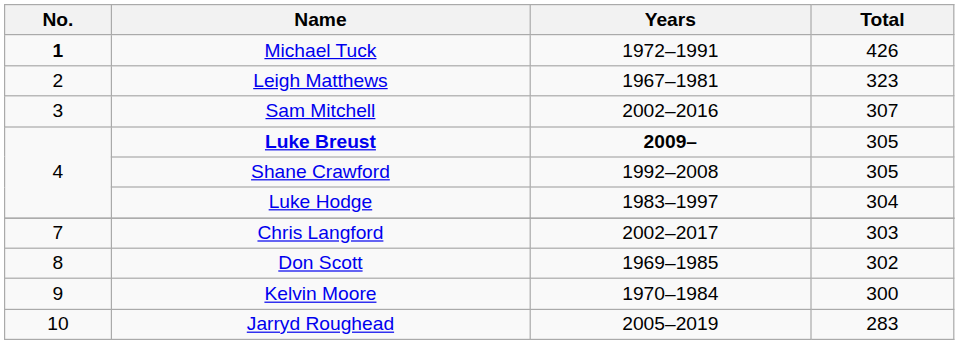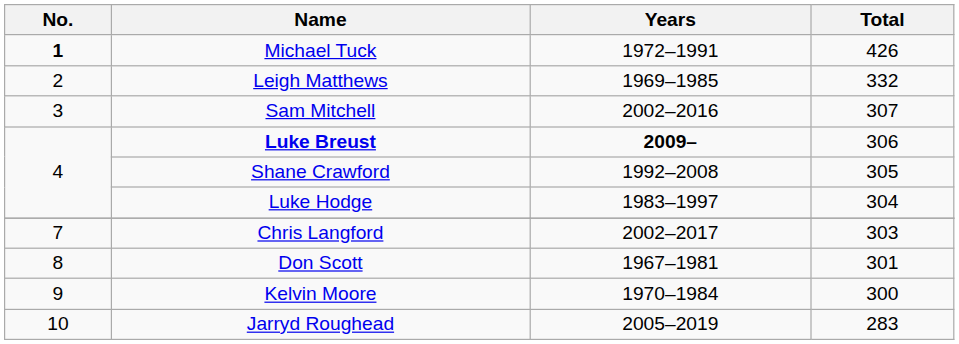(670, 80) 1967–1981 -> (670, 80) 1969–1985
(882, 80) 323 -> (882, 80) 332
(882, 141) 305 -> (882, 141) 306
(670, 263) 1969–1985 -> (670, 263) 1967–1981
(882, 263) 302 -> (882, 263) 301
